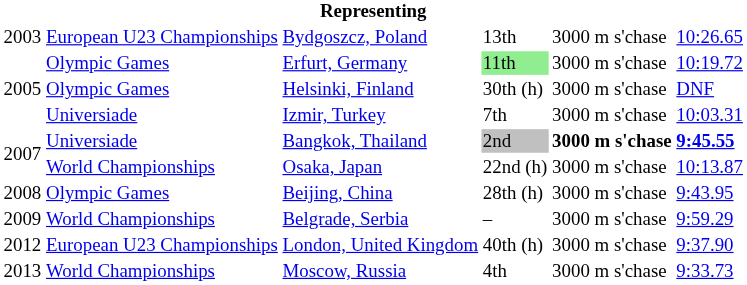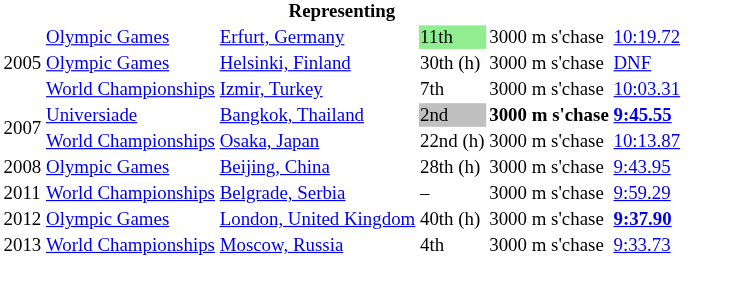- row: (355, 37)
(92, 114) Universiade -> (130, 88) World Championships
(22, 218) 2009 -> (22, 192) 2011
(162, 244) European U23 Championships -> (108, 218) Olympic Games
(705, 244) normal -> (643, 218) bold
